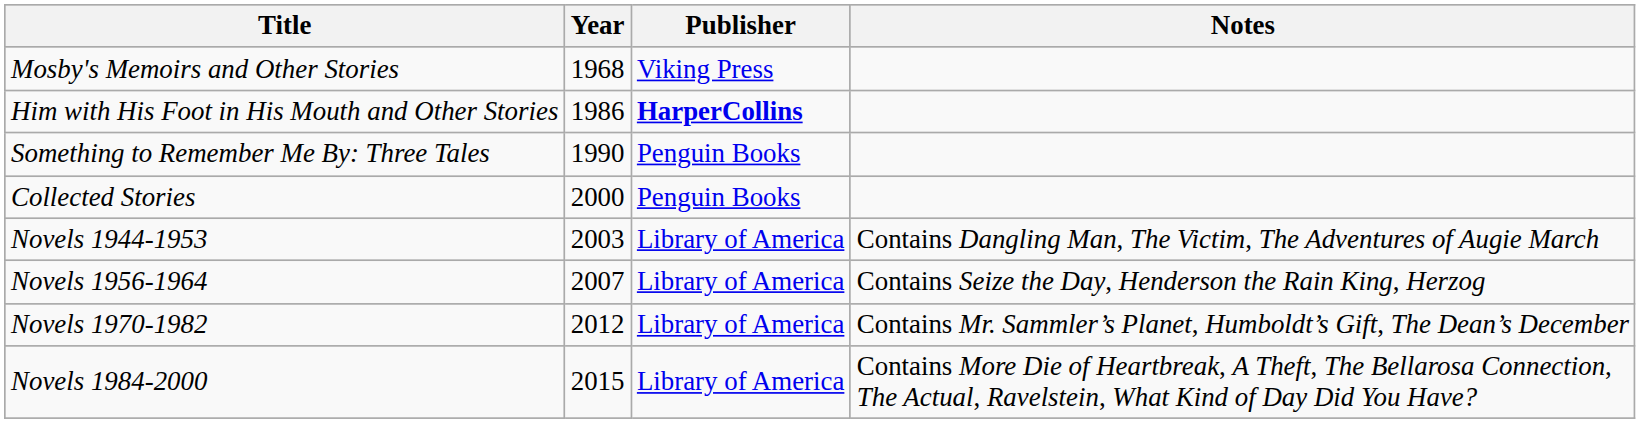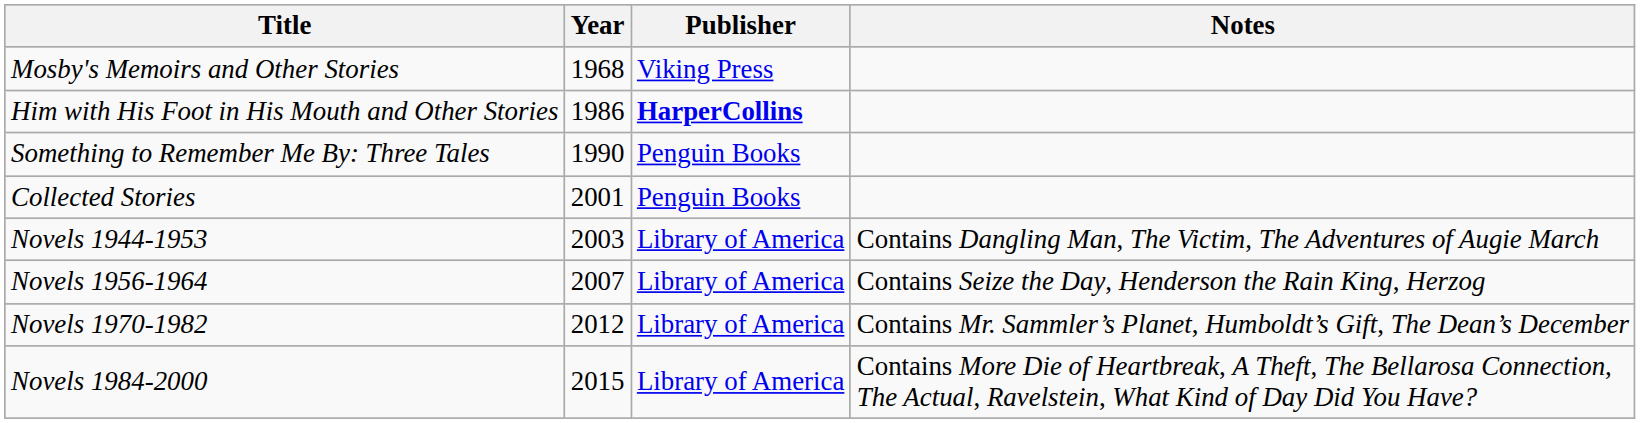(598, 196) 2000 -> (598, 196) 2001
